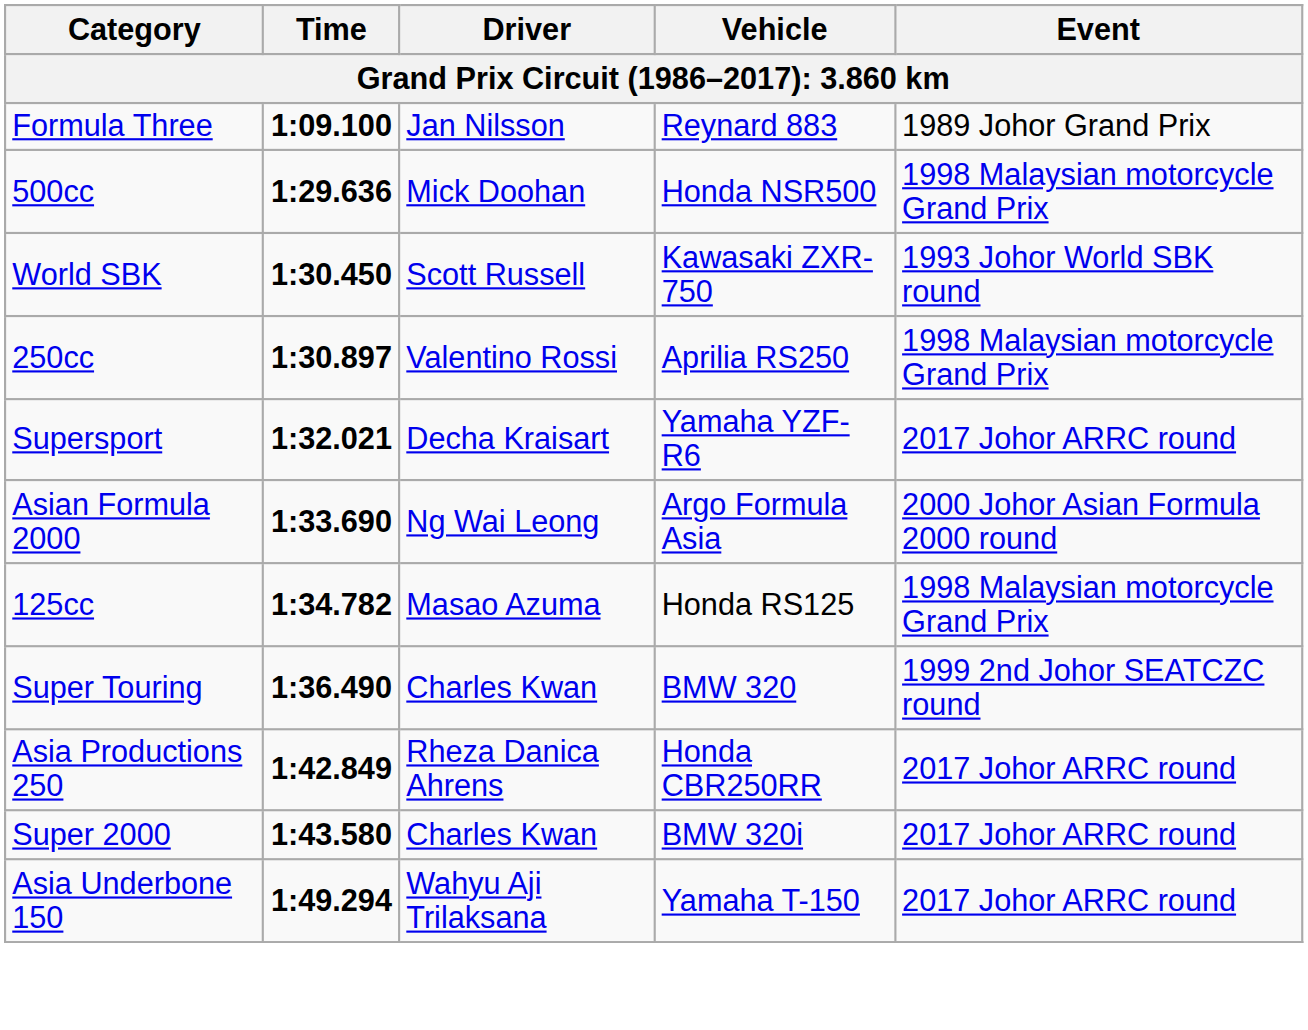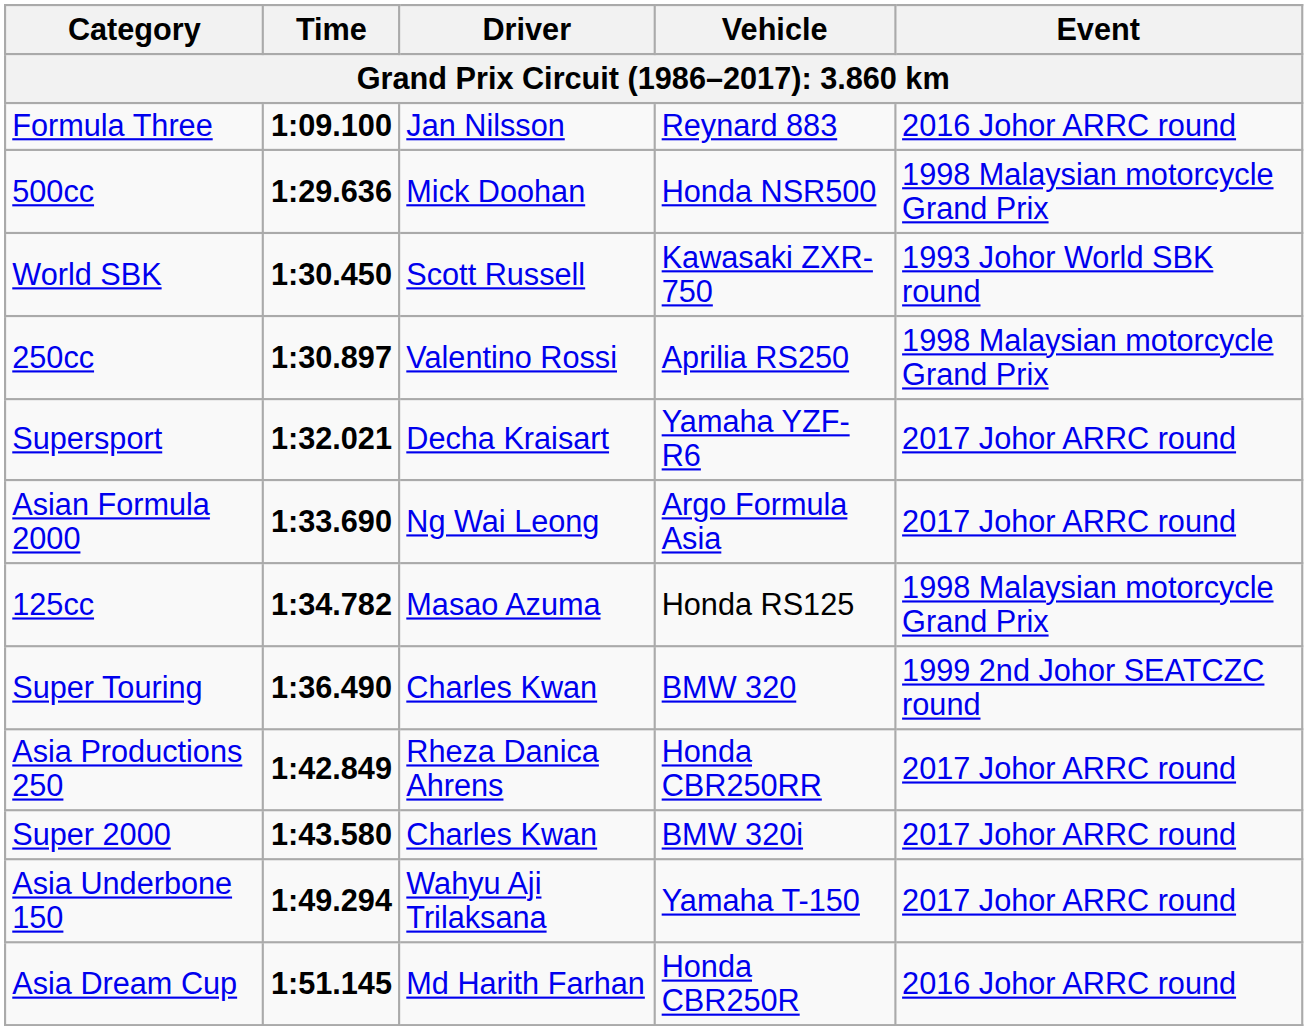(1056, 127) 1989 Johor Grand Prix -> (1069, 127) 2016 Johor ARRC round
(1081, 522) 2000 Johor Asian Formula 2000 round -> (1069, 522) 2017 Johor ARRC round
+ row: (125, 983)
